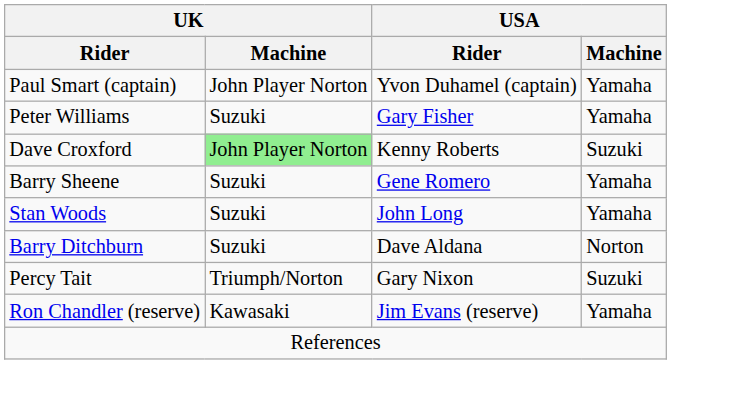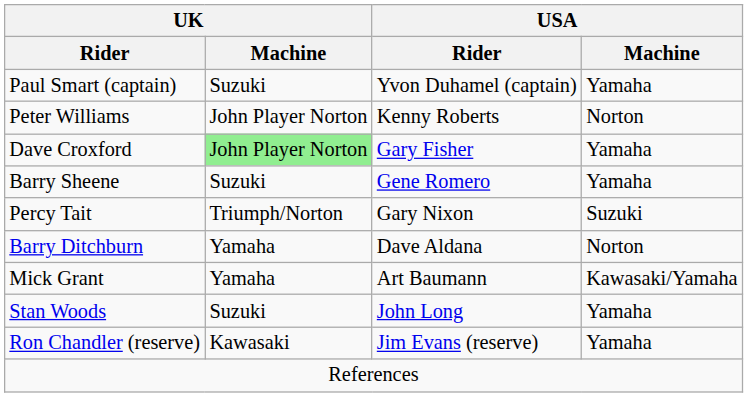(288, 85) John Player Norton -> (238, 85) Suzuki
(238, 117) Suzuki -> (288, 117) John Player Norton
(425, 117) Gary Fisher -> (438, 117) Kenny Roberts
(619, 117) Yamaha -> (615, 117) Norton
(438, 149) Kenny Roberts -> (425, 149) Gary Fisher
(614, 149) Suzuki -> (619, 149) Yamaha
rows swapped: (58, 213) <-> (50, 278)
(238, 246) Suzuki -> (242, 246) Yamaha
+ row: (56, 278)
